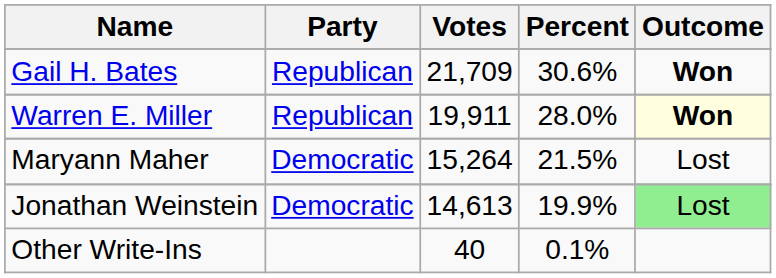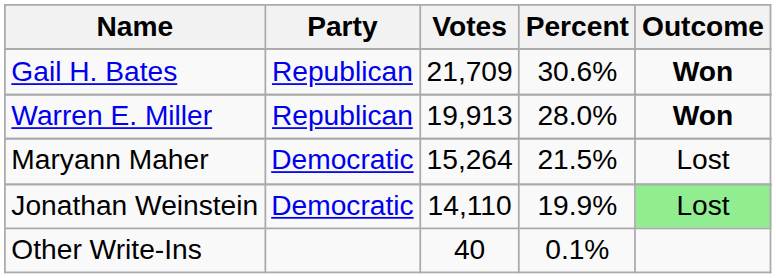(470, 116) 19,911 -> (470, 116) 19,913
(703, 116) lightyellow background -> (703, 116) no background
(470, 205) 14,613 -> (470, 205) 14,110
